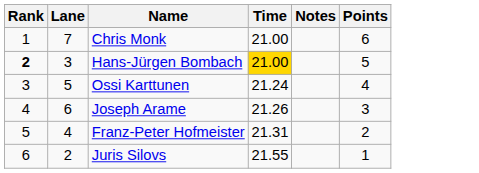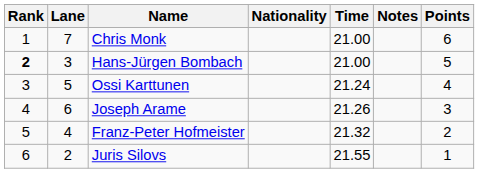+ column: (289, 16)
(270, 62) gold background -> (352, 62) no background
(270, 132) 21.31 -> (352, 132) 21.32
